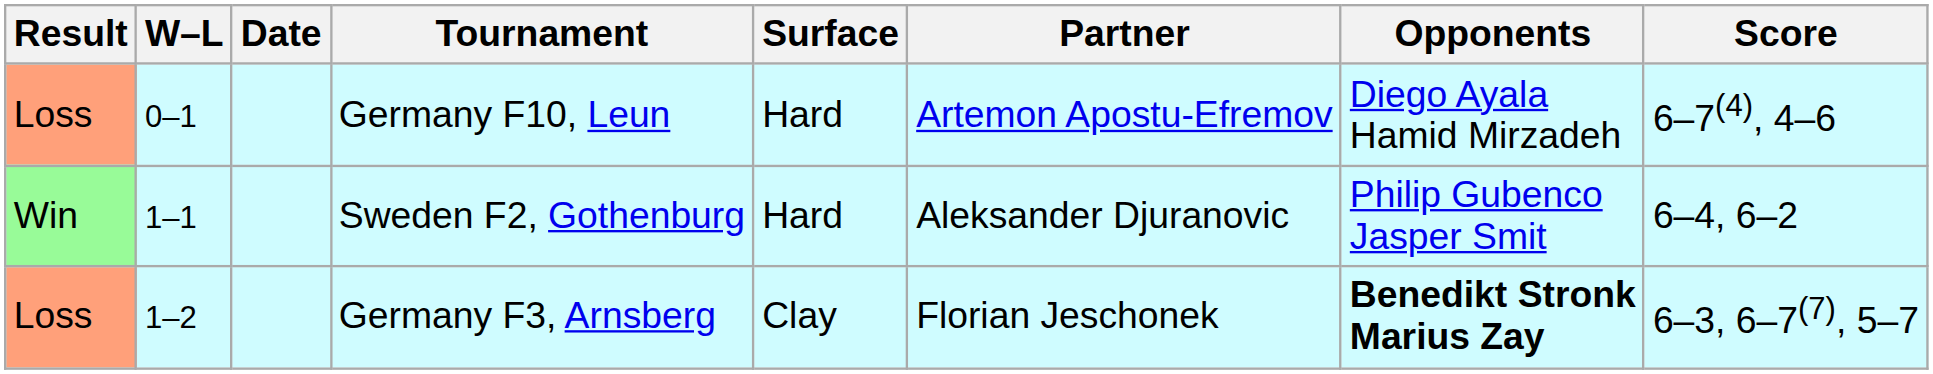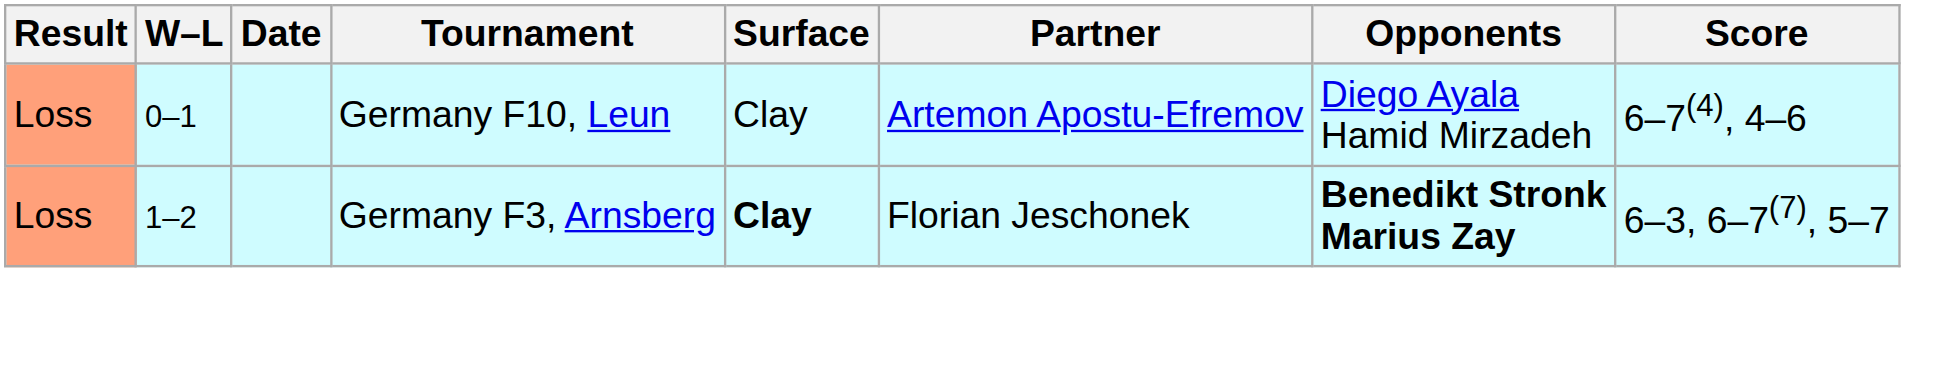(803, 114) Hard -> (770, 114) Clay
- row: (542, 215)
(799, 316) normal -> (772, 215) bold
